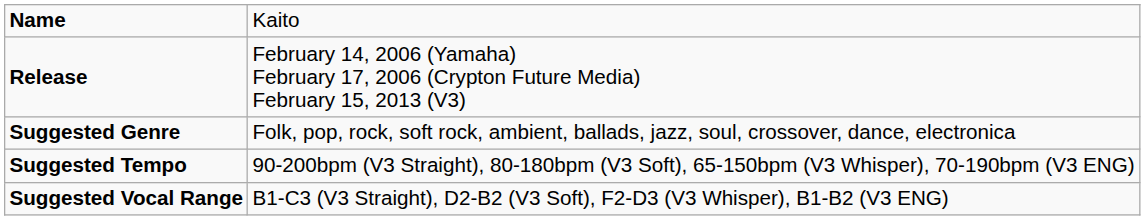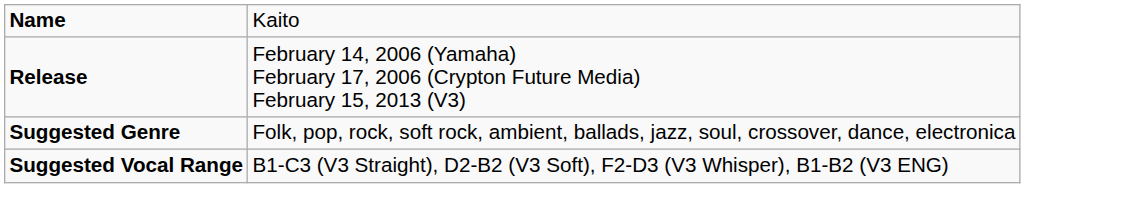- row: (98, 165)
